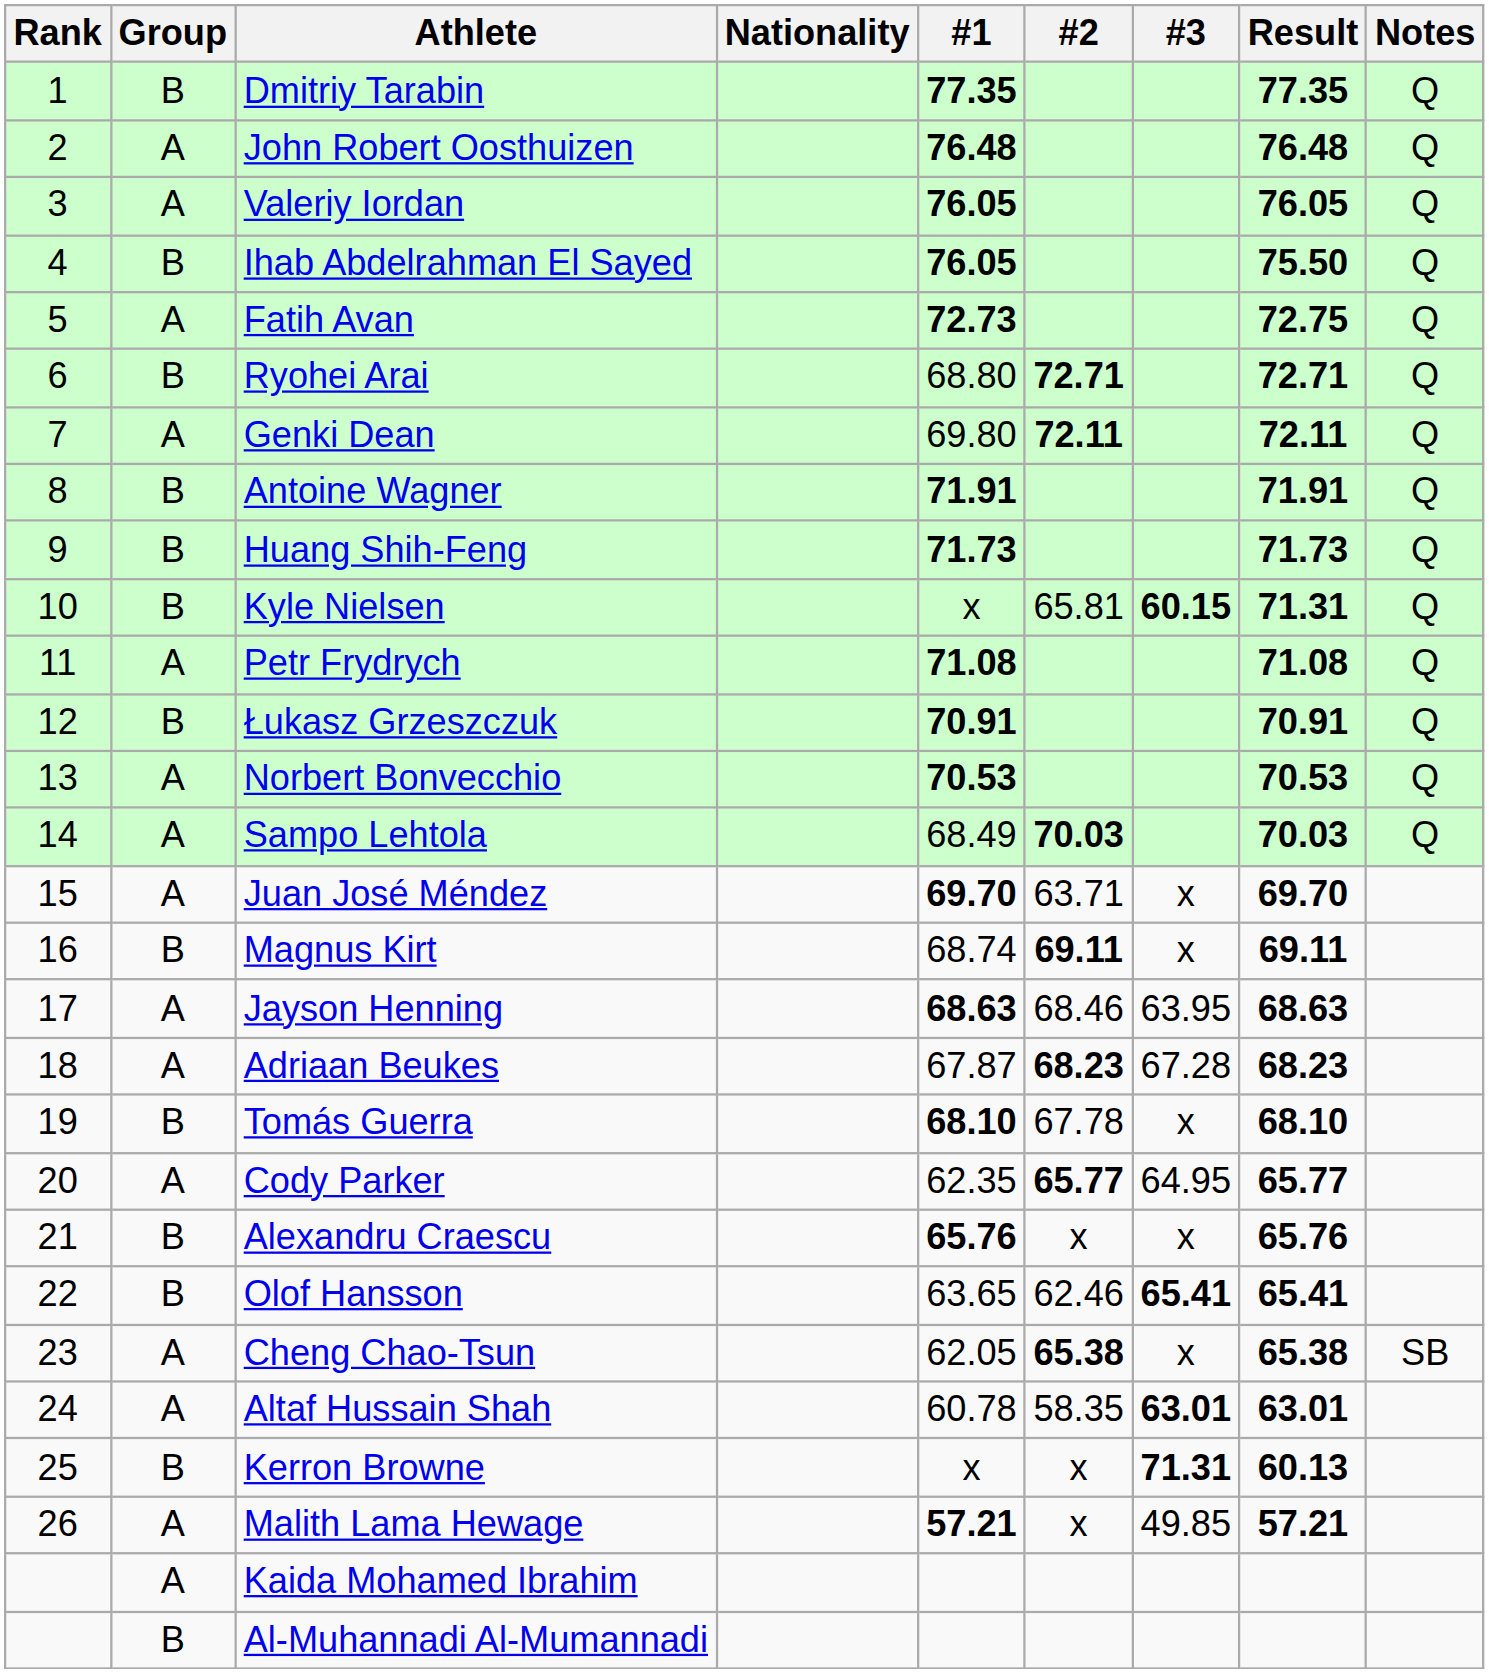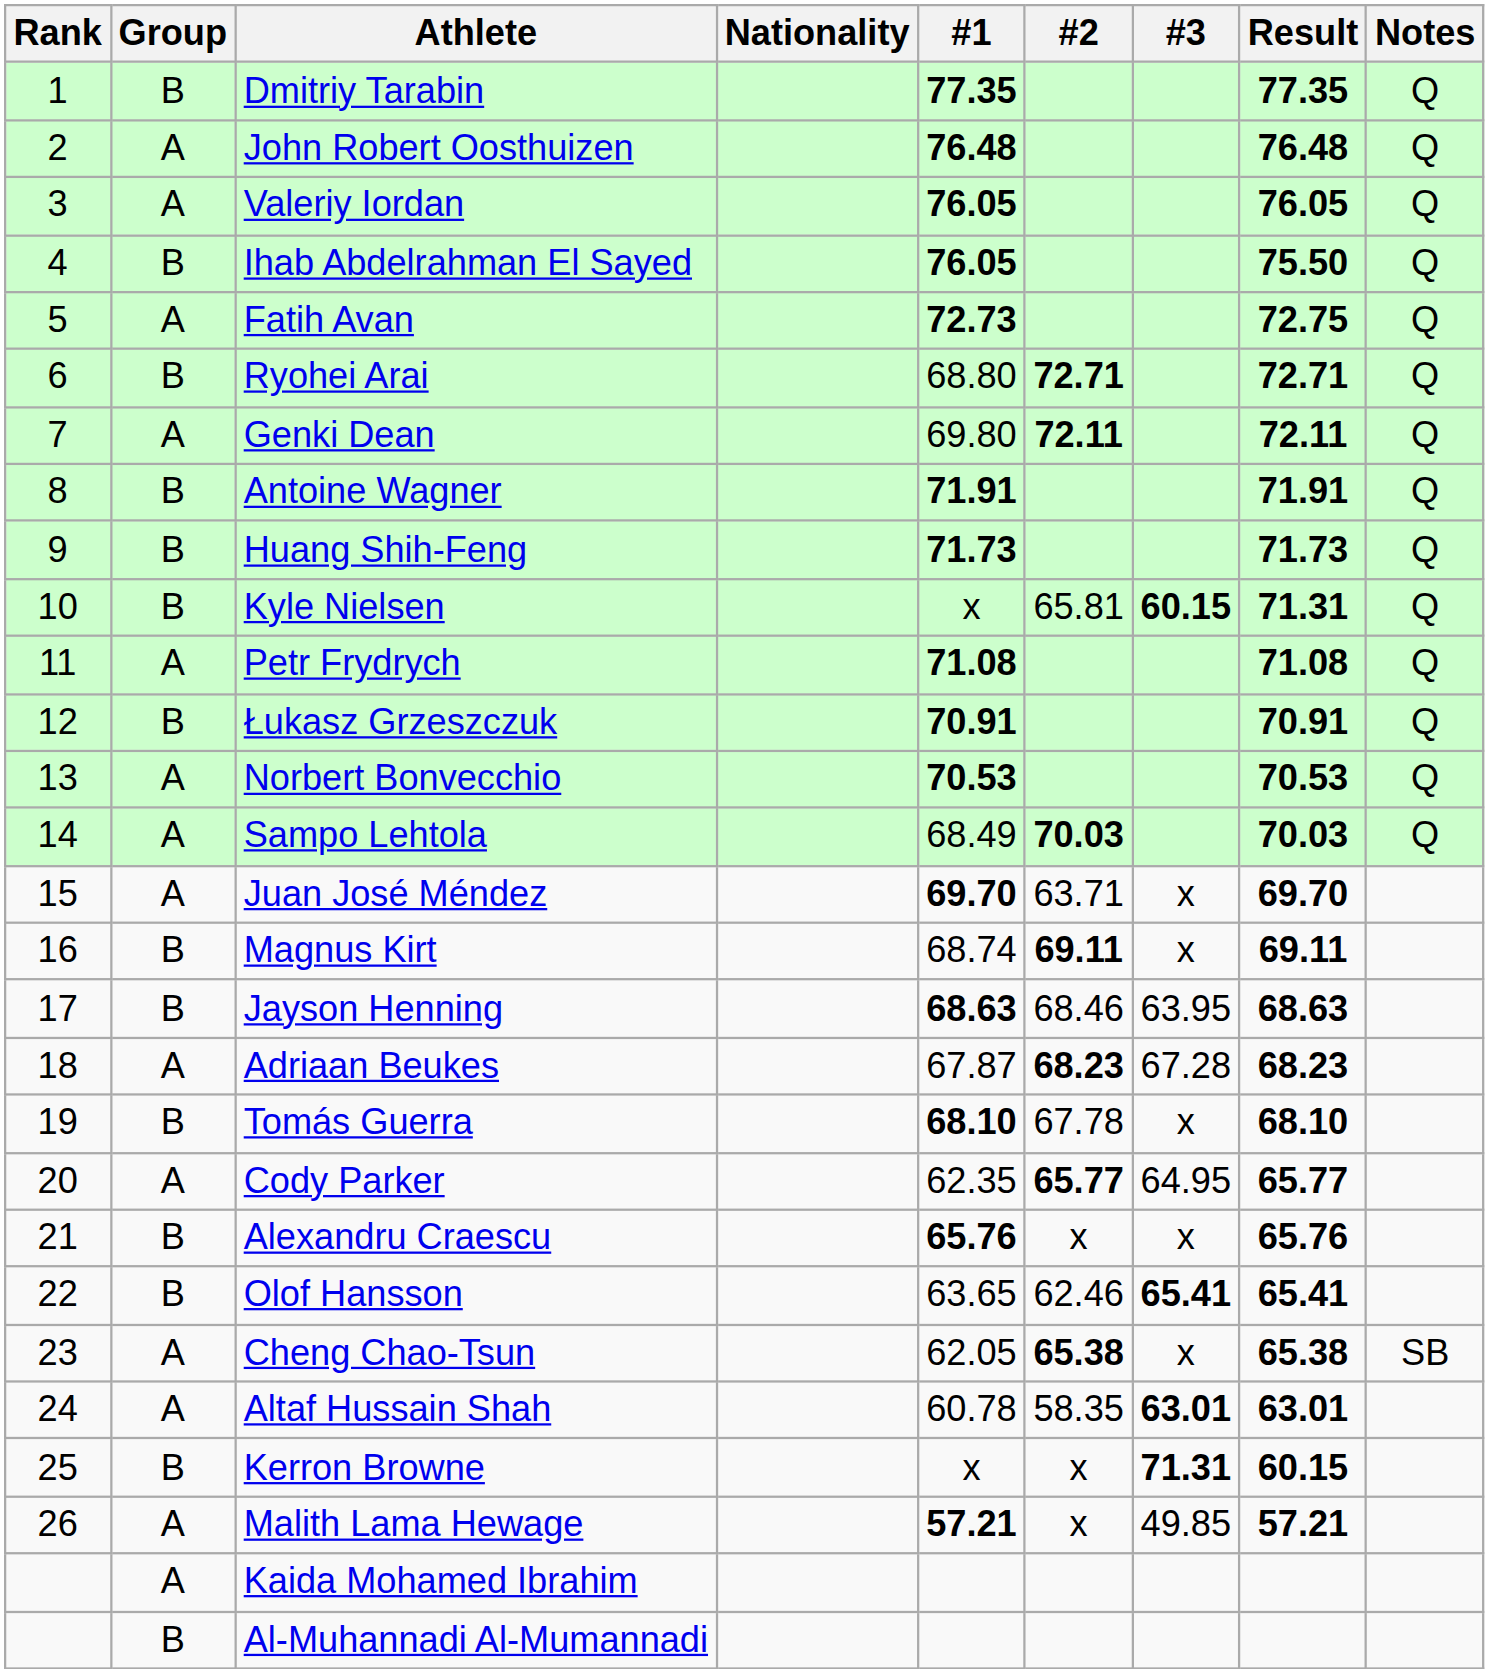(173, 1008) A -> (173, 1008) B
(1303, 1466) 60.13 -> (1303, 1466) 60.15
